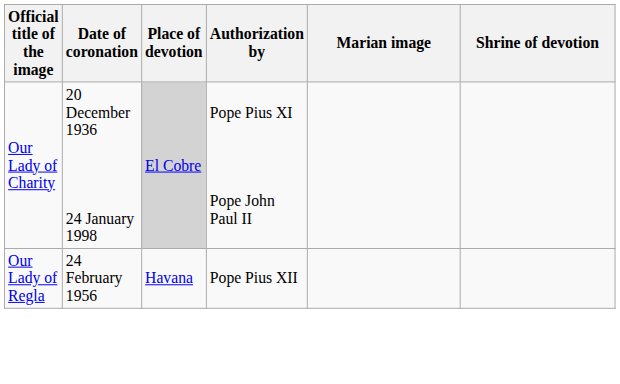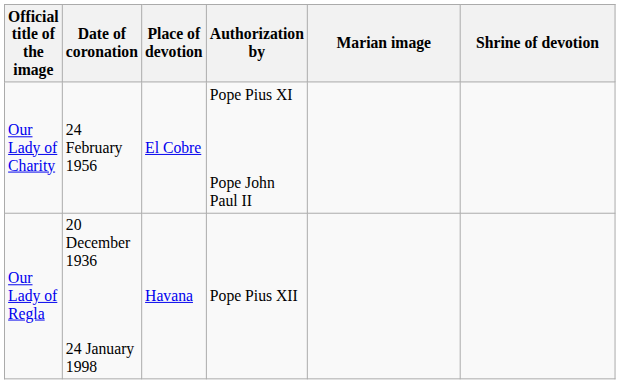(100, 165) 20 December 1936 24 January 1998 -> (94, 147) 24 February 1956
(173, 165) lightgrey background -> (173, 147) no background
(94, 278) 24 February 1956 -> (100, 295) 20 December 1936 24 January 1998
